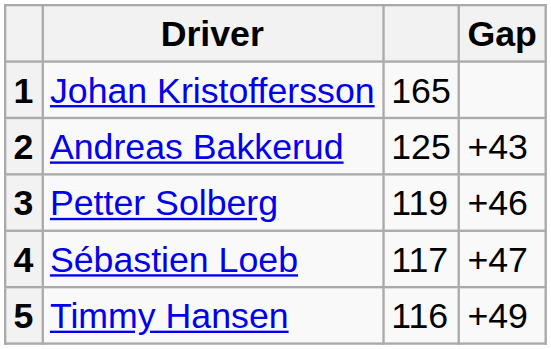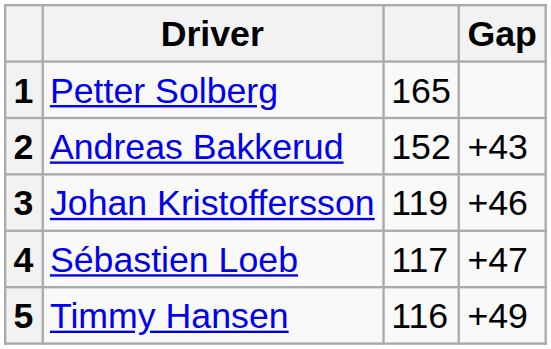(212, 90) Johan Kristoffersson -> (164, 90) Petter Solberg
(421, 147) 125 -> (421, 147) 152
(164, 203) Petter Solberg -> (212, 203) Johan Kristoffersson
